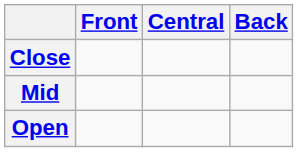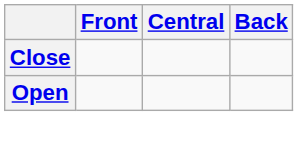- row: (40, 92)
